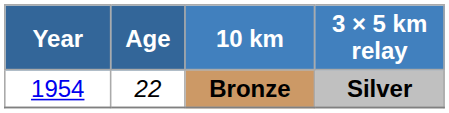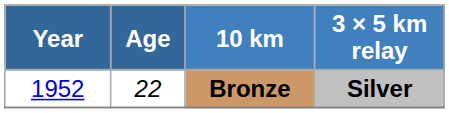(58, 89) 1954 -> (58, 89) 1952
